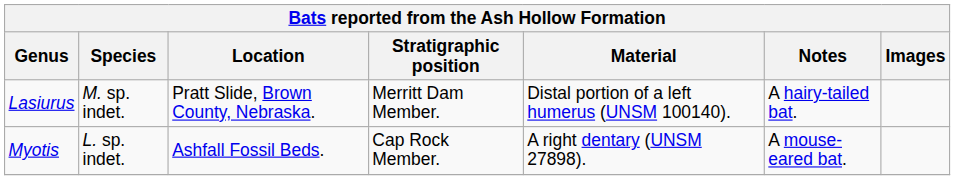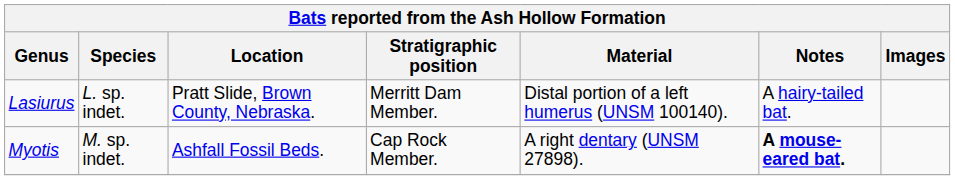(106, 103) M. sp. indet. -> (104, 103) L. sp. indet.
(104, 150) L. sp. indet. -> (106, 150) M. sp. indet.
(808, 150) normal -> (804, 150) bold
